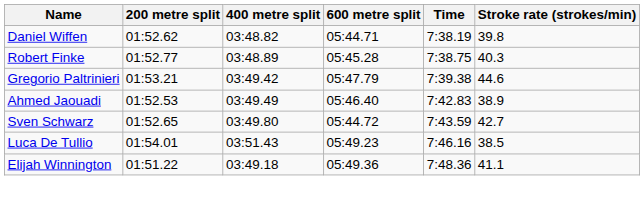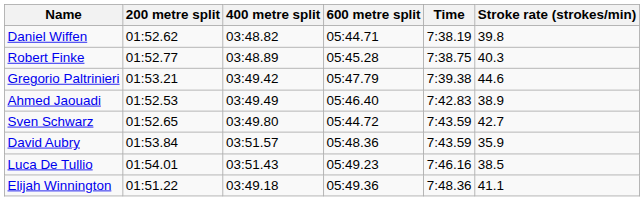+ row: (44, 143)
